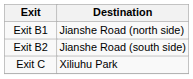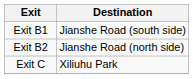(122, 30) Jianshe Road (north side) -> (123, 30) Jianshe Road (south side)
(123, 47) Jianshe Road (south side) -> (122, 47) Jianshe Road (north side)
